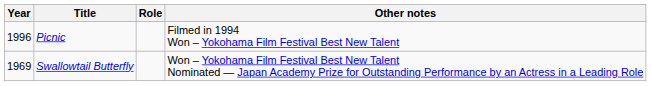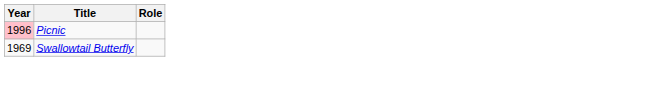- column: (405, 13)
(19, 37) no background -> (19, 31) pink background
